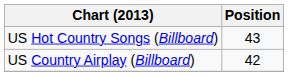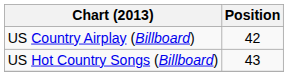rows swapped: (101, 60) <-> (113, 37)
